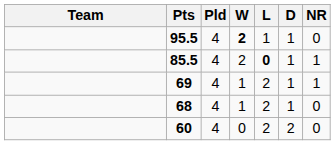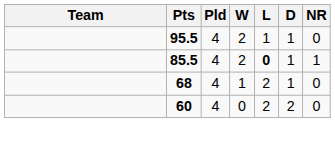(242, 38) bold -> (242, 38) normal
- row: (184, 83)
